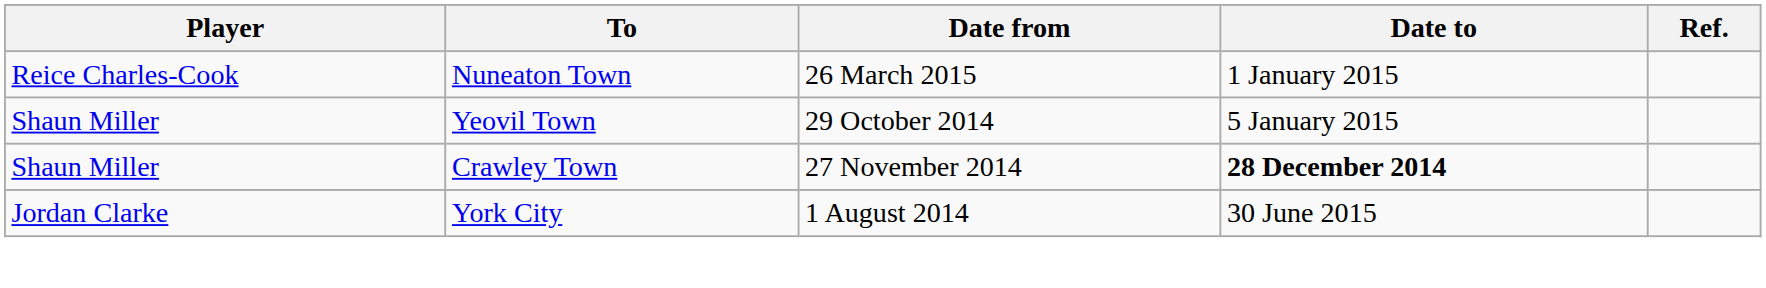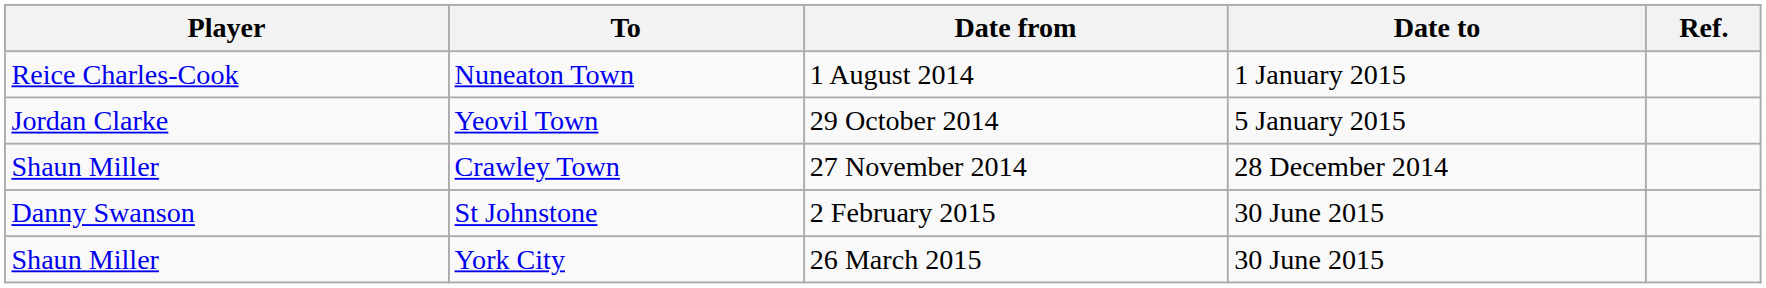(891, 74) 26 March 2015 -> (892, 74) 1 August 2014
(85, 120) Shaun Miller -> (90, 120) Jordan Clarke
(1337, 166) bold -> (1341, 166) normal
+ row: (526, 213)
(90, 213) Jordan Clarke -> (85, 259) Shaun Miller
(887, 213) 1 August 2014 -> (896, 259) 26 March 2015
